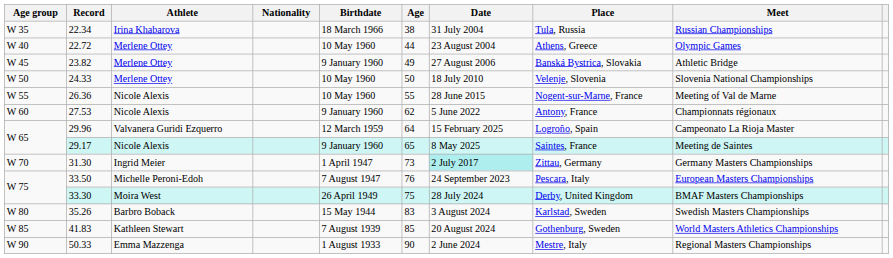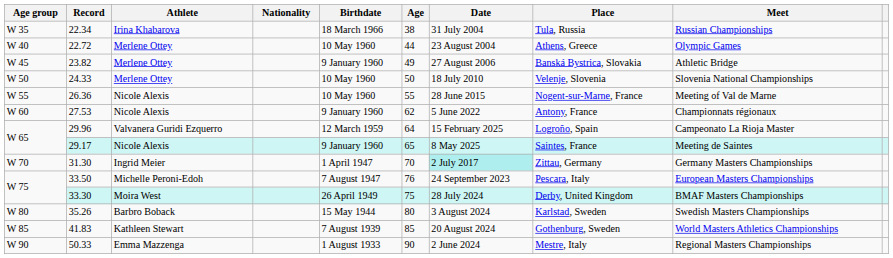(409, 162) 73 -> (409, 162) 70
(409, 212) 83 -> (409, 212) 80
